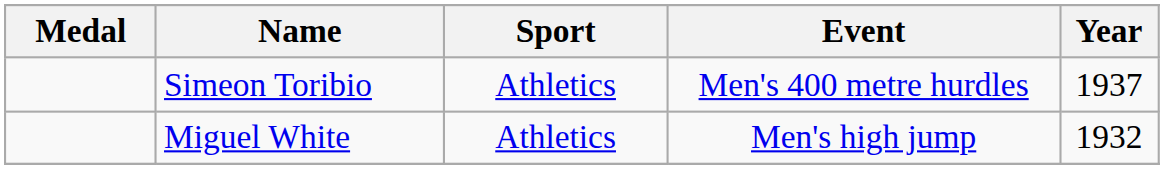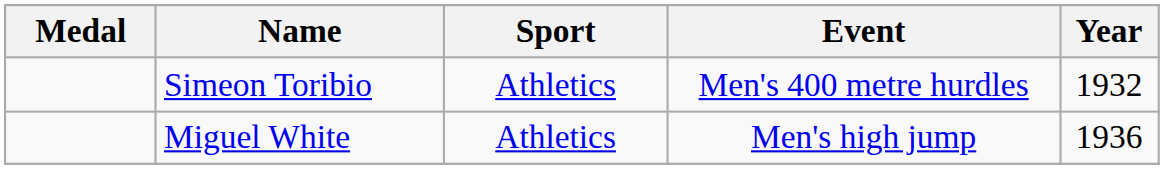(1109, 84) 1937 -> (1109, 84) 1932
(1109, 137) 1932 -> (1109, 137) 1936
